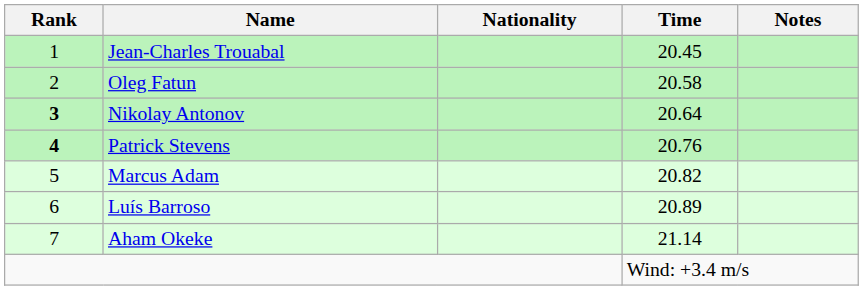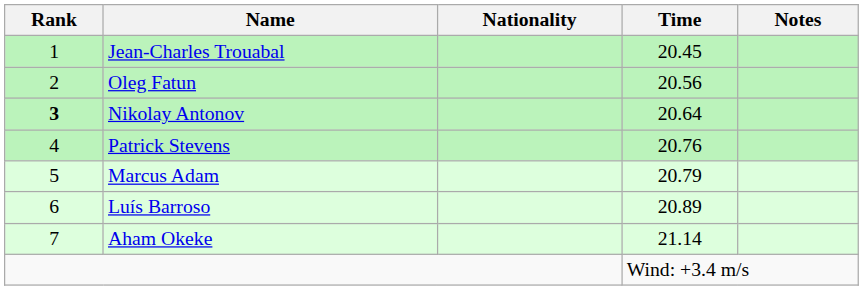(680, 82) 20.58 -> (680, 82) 20.56
(54, 144) bold -> (54, 144) normal
(680, 176) 20.82 -> (680, 176) 20.79
